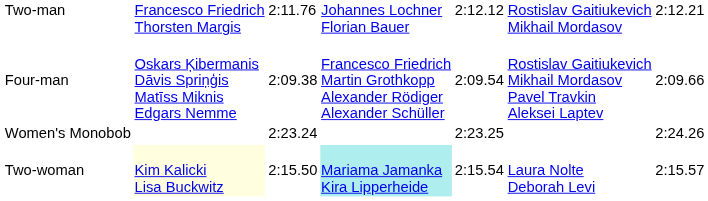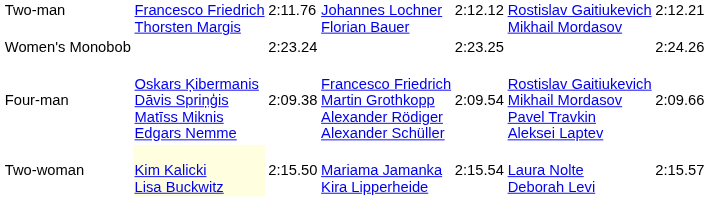rows swapped: (37, 80) <-> (68, 133)
(382, 178) paleturquoise background -> (382, 178) no background
